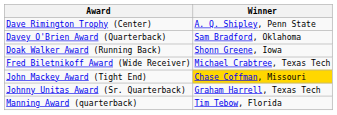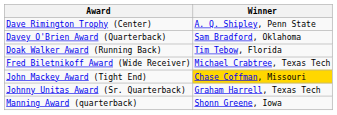(238, 50) Shonn Greene, Iowa -> (238, 50) Tim Tebow, Florida
(238, 103) Tim Tebow, Florida -> (238, 103) Shonn Greene, Iowa
